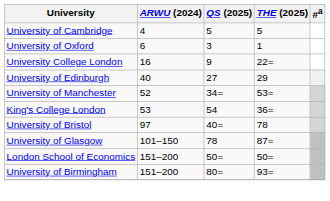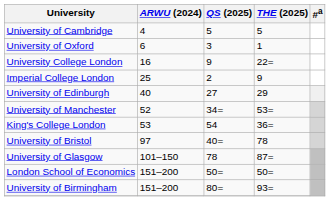+ row: (60, 77)
